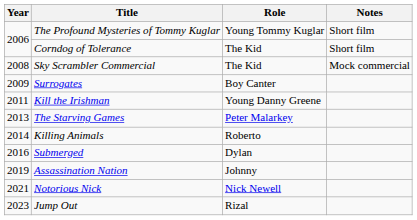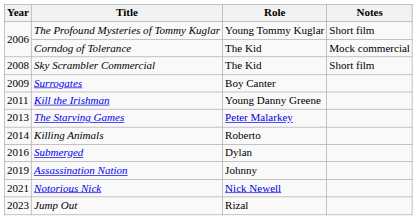(352, 48) Short film -> (370, 48) Mock commercial
(370, 65) Mock commercial -> (352, 65) Short film
